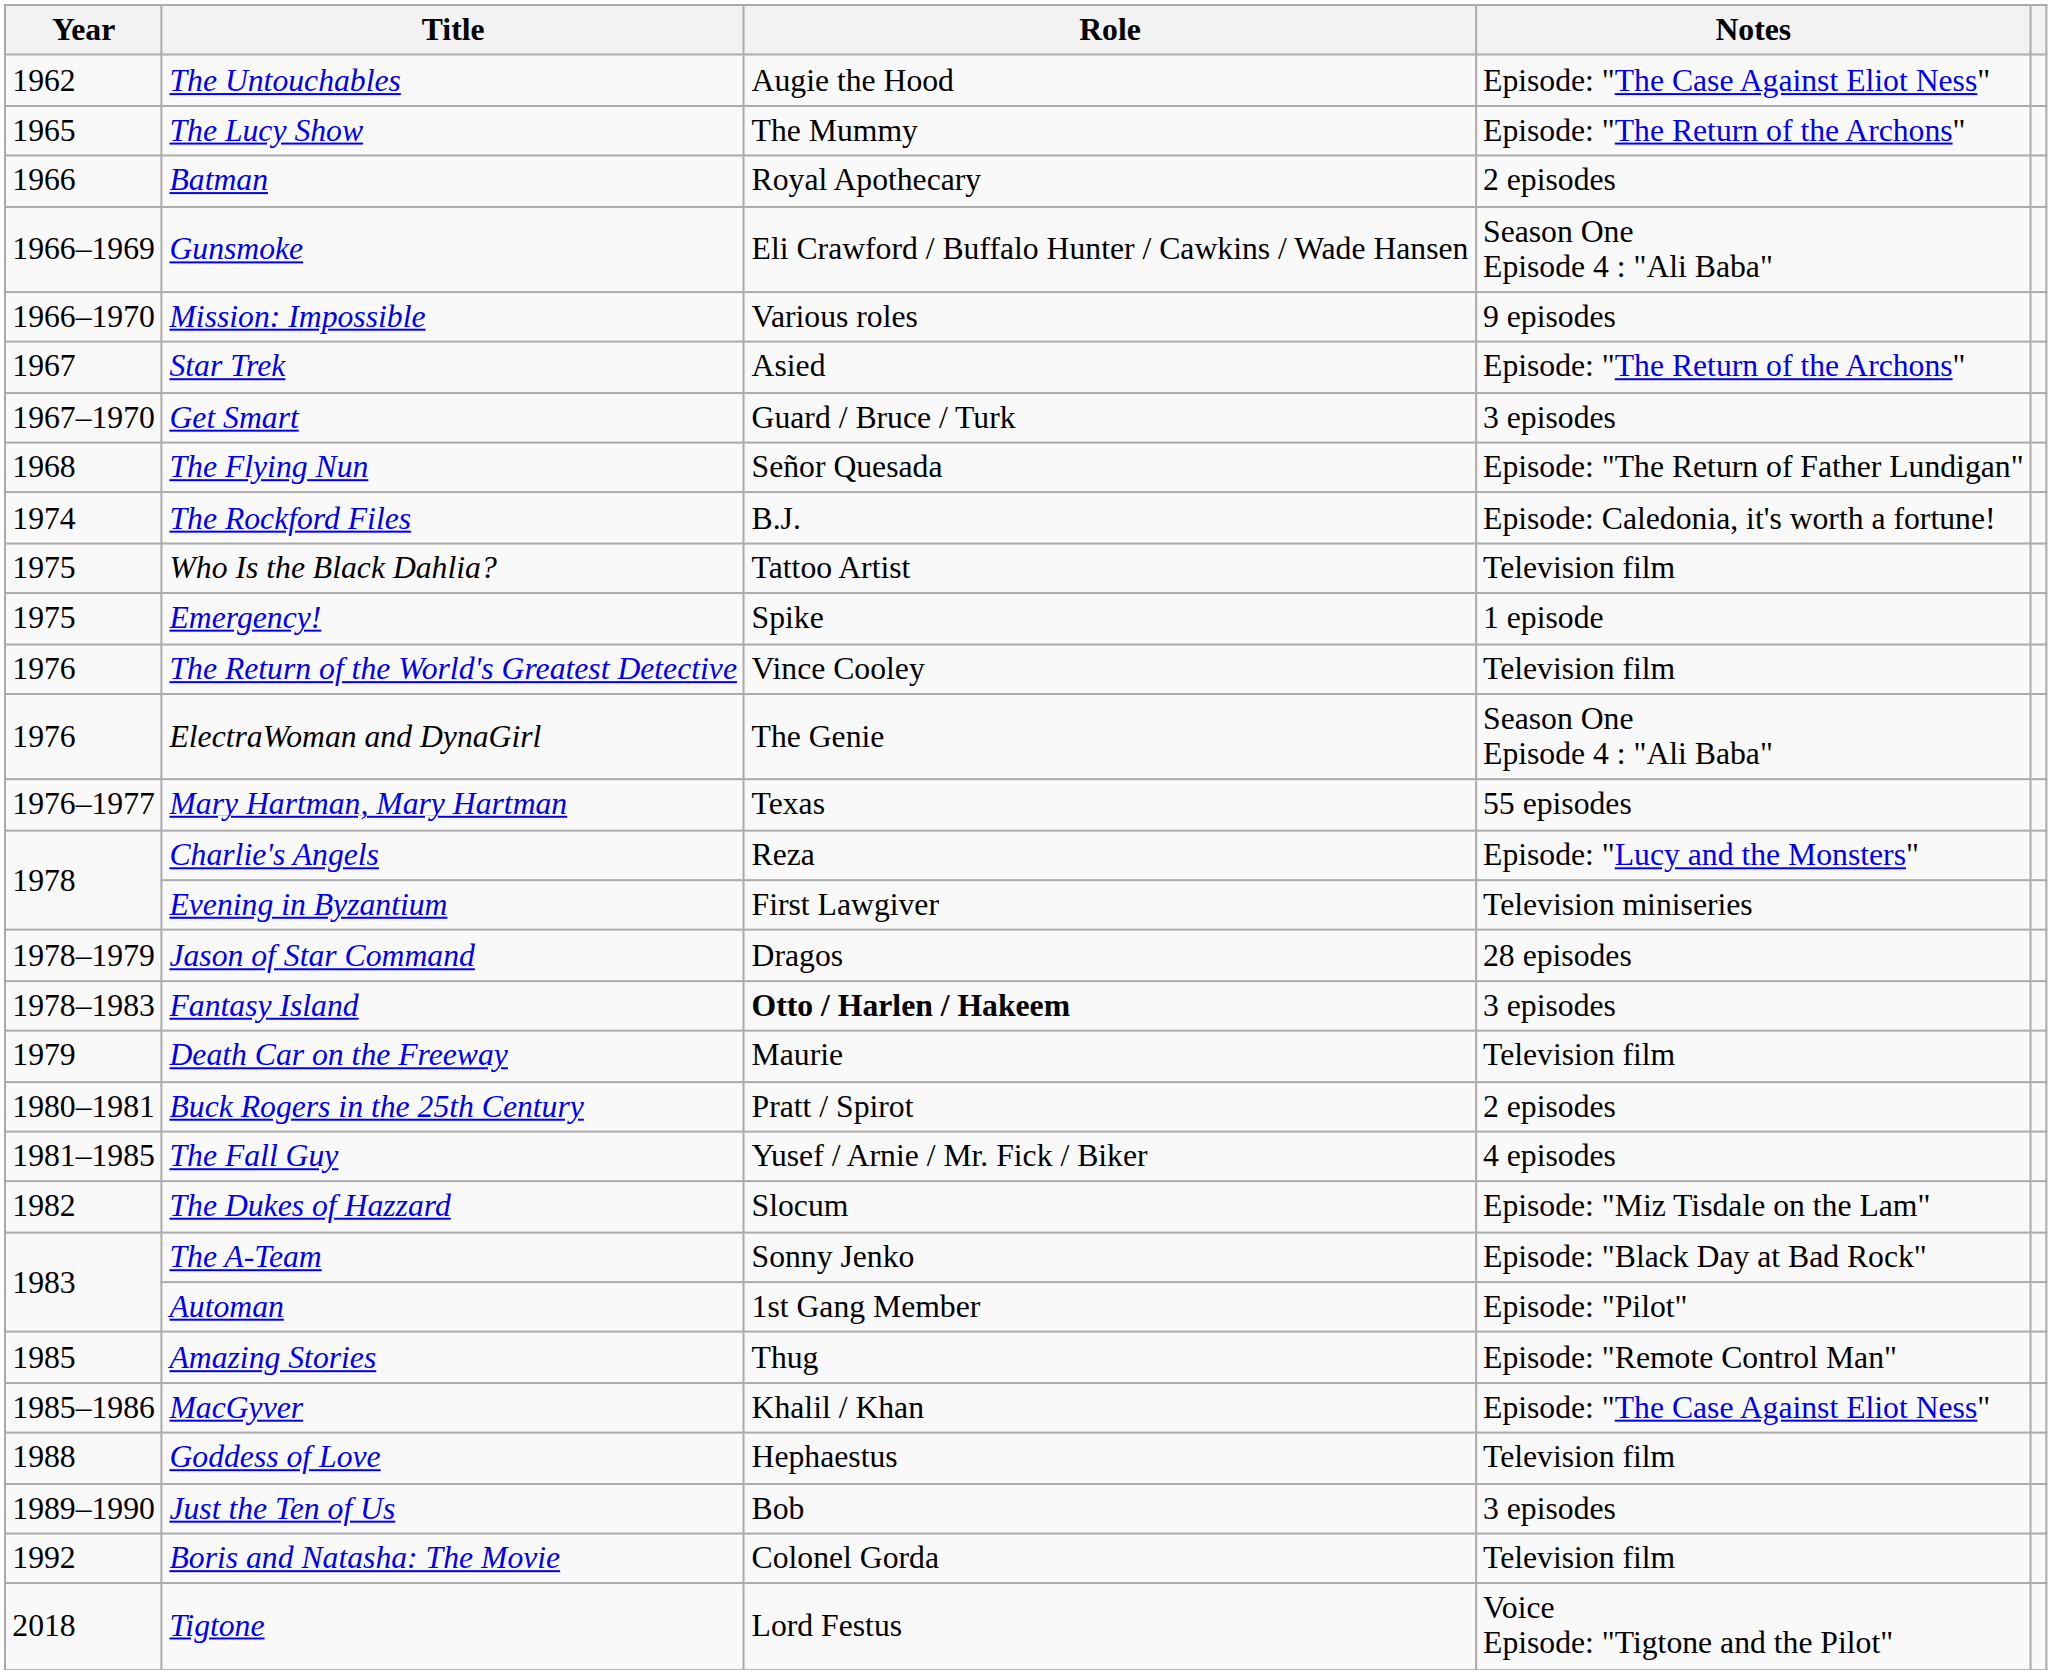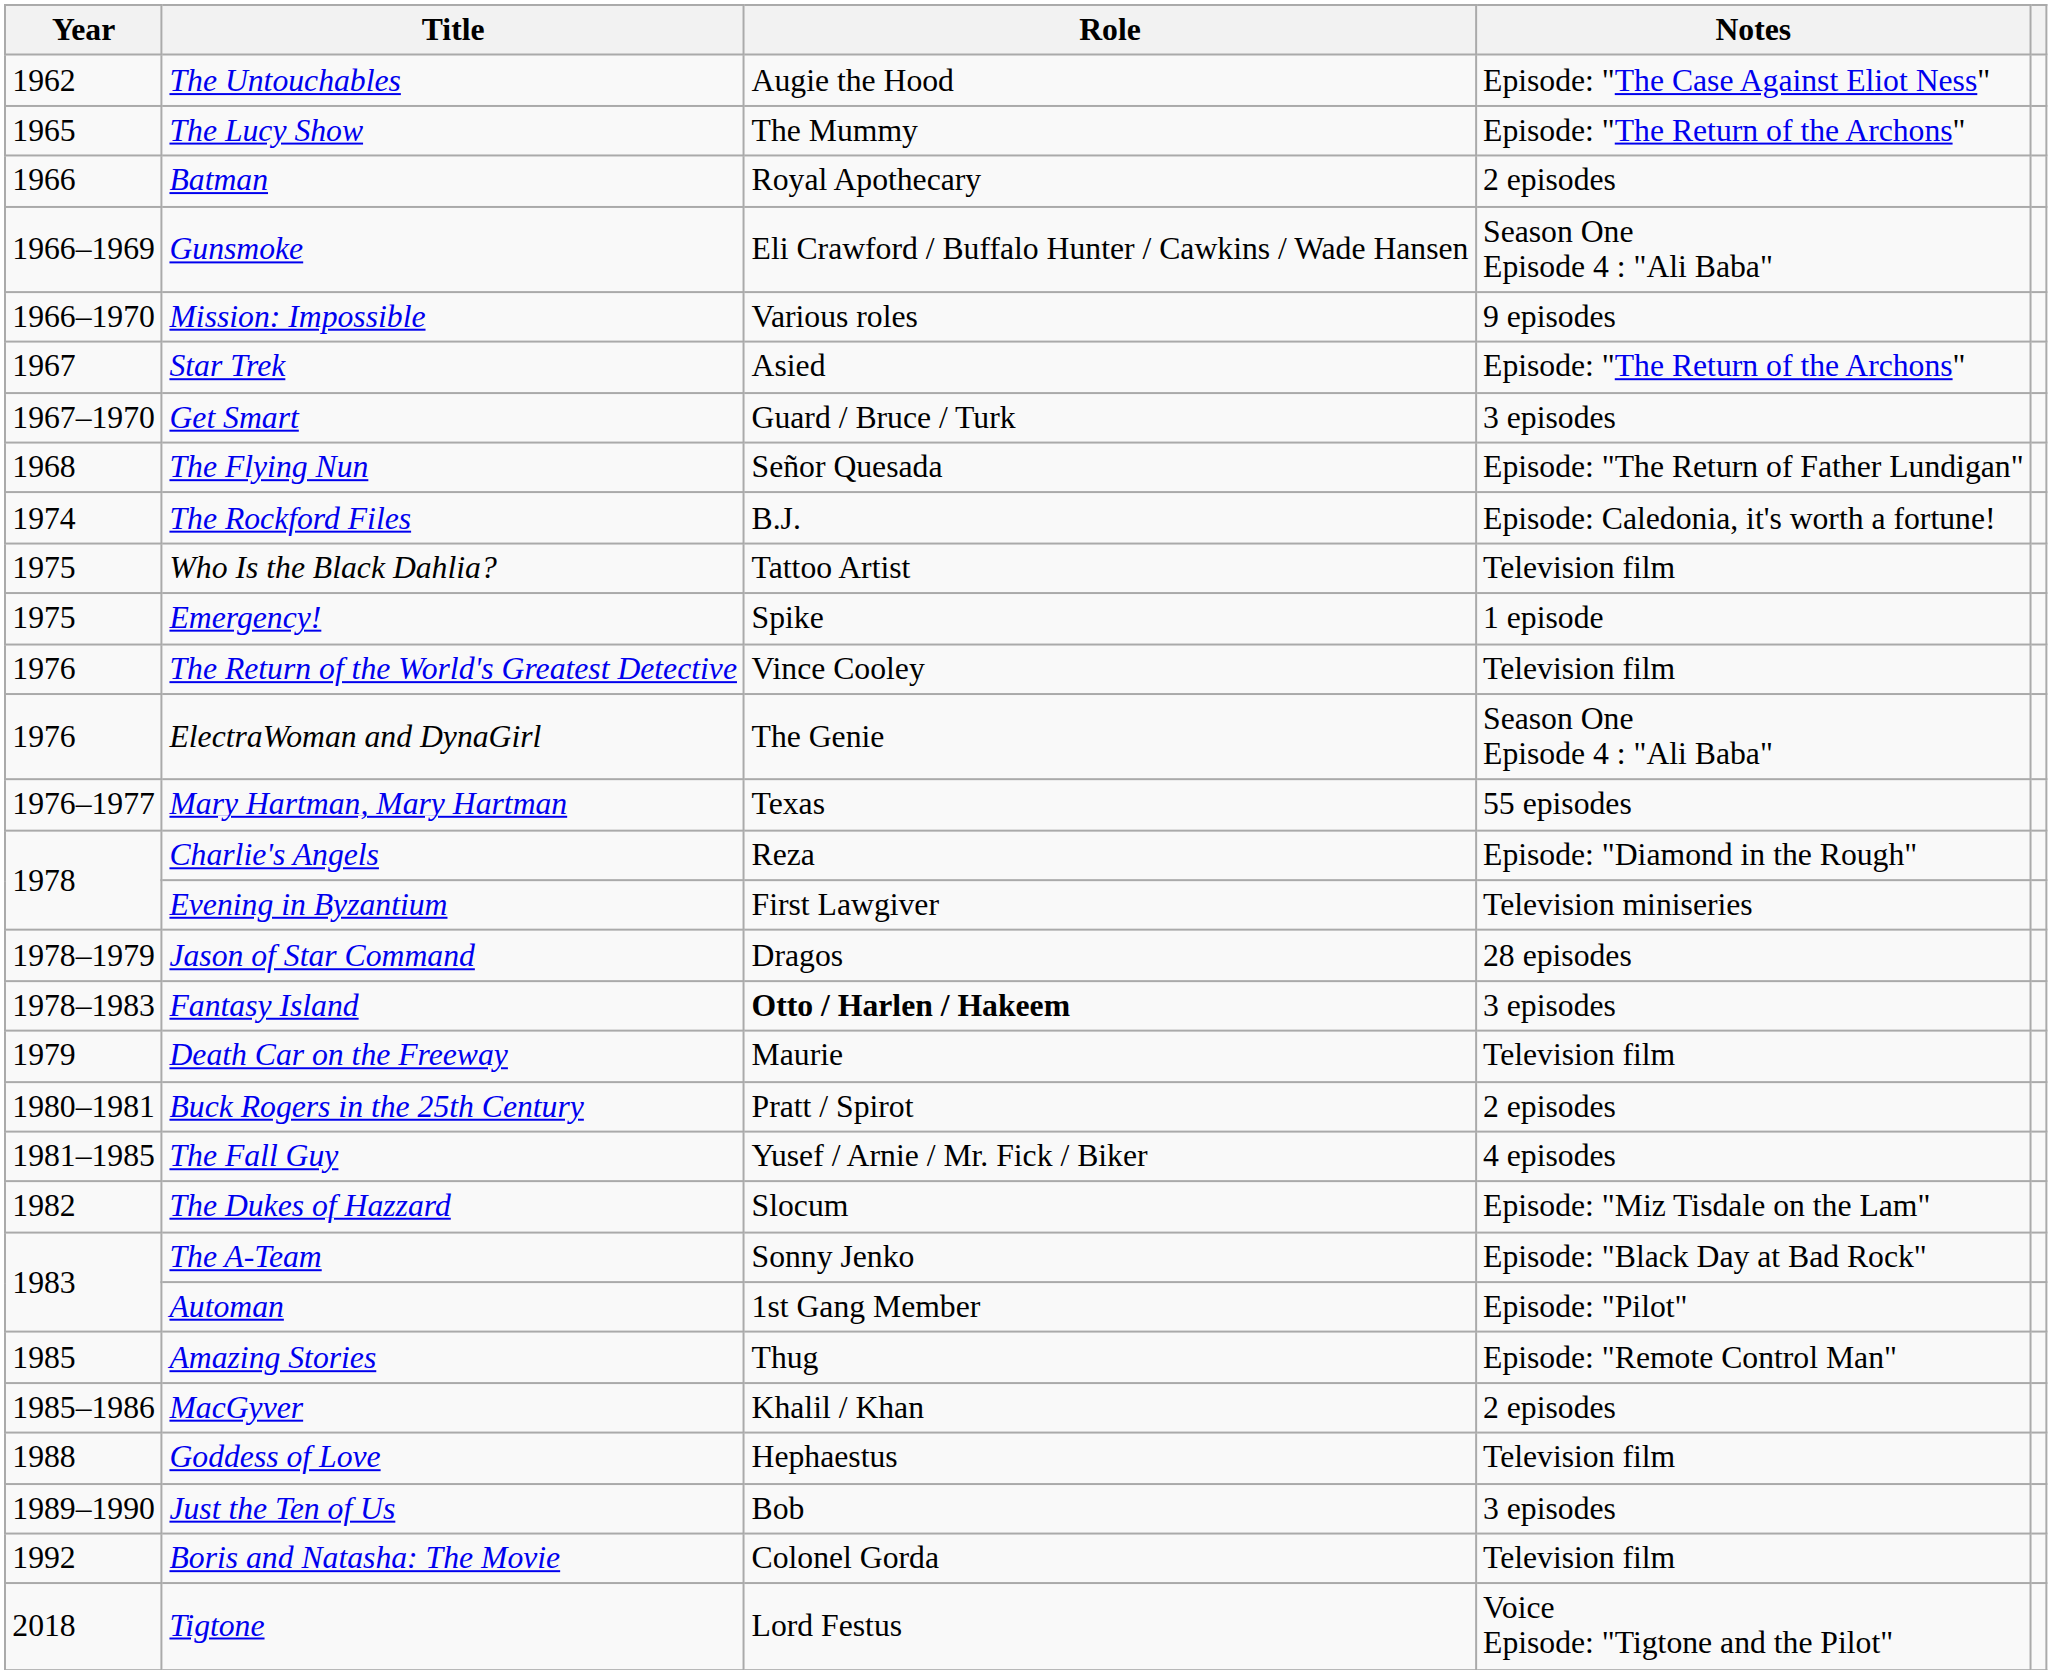(1701, 854) Episode: "Lucy and the Monsters" -> (1700, 854) Episode: "Diamond in the Rough"
(1737, 1407) Episode: "The Case Against Eliot Ness" -> (1549, 1407) 2 episodes
